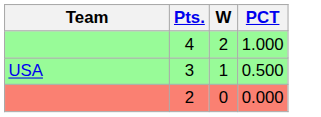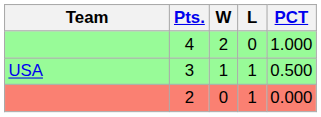+ column: (252, 17)
